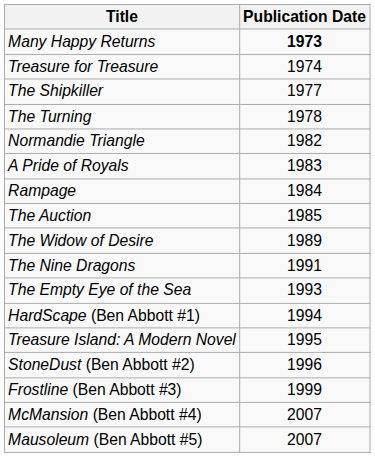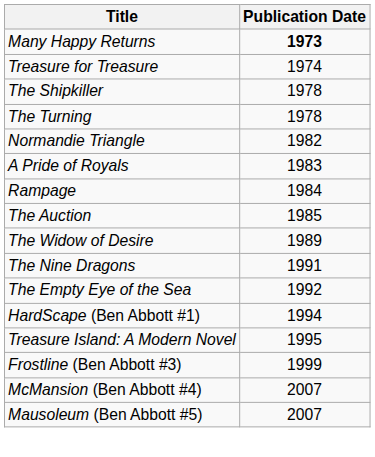(305, 91) 1977 -> (305, 91) 1978
(305, 290) 1993 -> (305, 290) 1992
- row: (101, 365)
